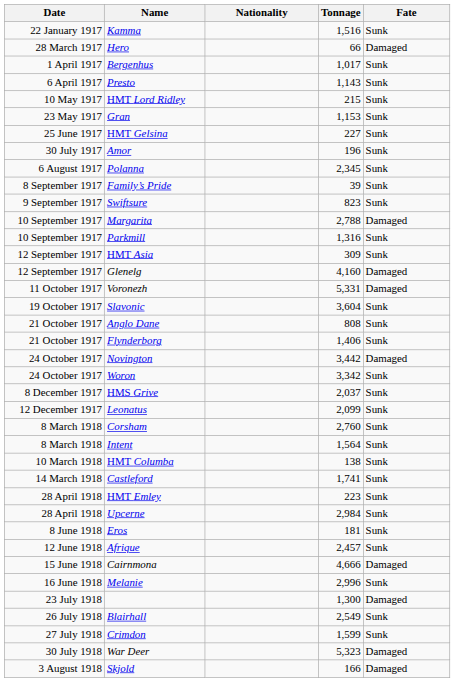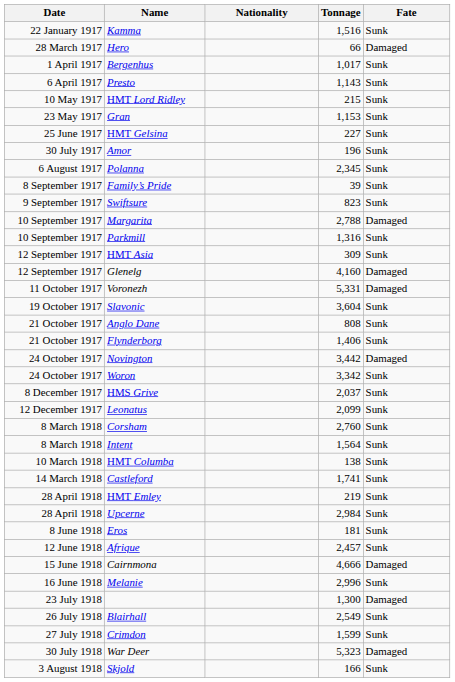(352, 496) 223 -> (352, 496) 219
(386, 668) Damaged -> (377, 668) Sunk
